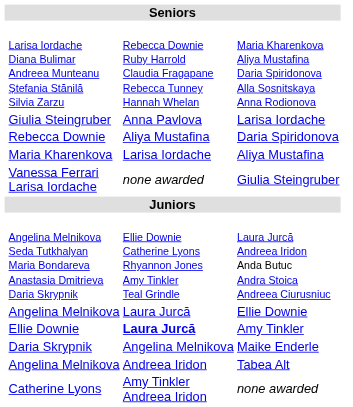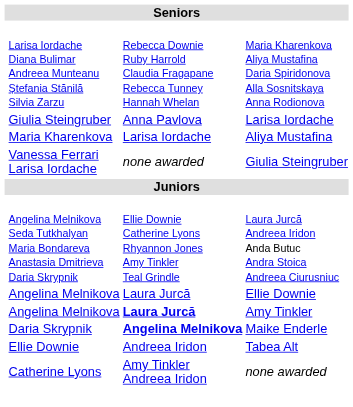- row: (288, 137)
(44, 329) Ellie Downie -> (64, 311) Angelina Melnikova
(178, 347) normal -> (183, 329) bold
(64, 364) Angelina Melnikova -> (44, 347) Ellie Downie
